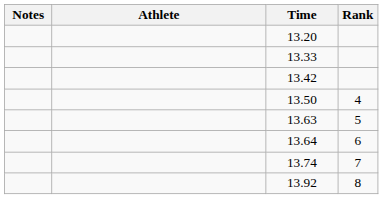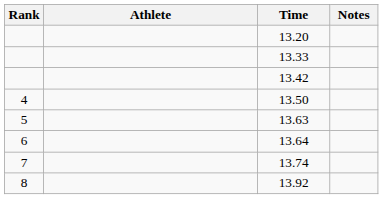columns swapped: (358, 15) <-> (28, 15)
